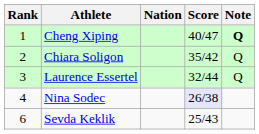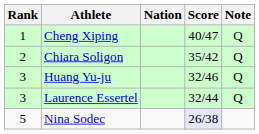(238, 35) bold -> (238, 35) normal
+ row: (78, 77)
(23, 98) 4 -> (23, 118) 5
- row: (80, 118)
